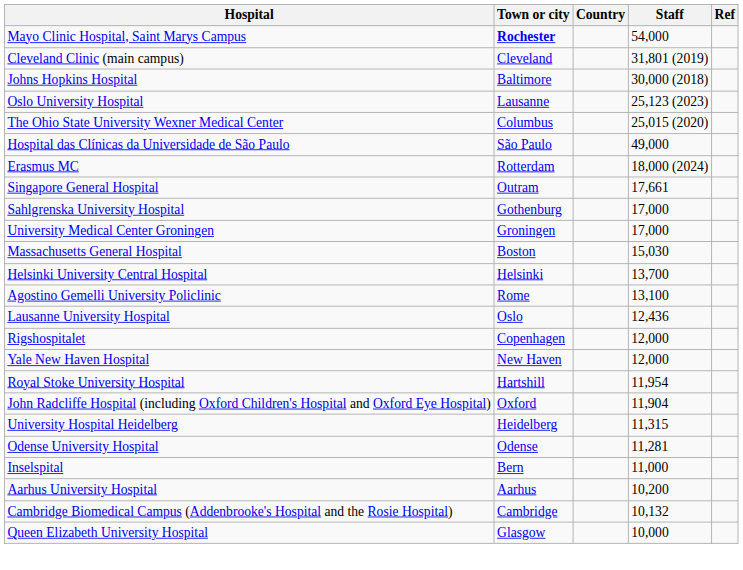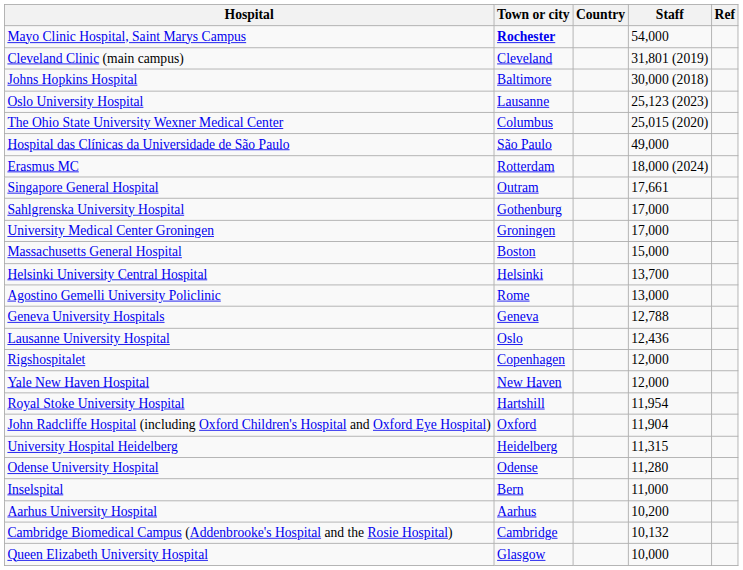(650, 252) 15,030 -> (650, 252) 15,000
(650, 295) 13,100 -> (650, 295) 13,000
+ row: (86, 317)
(650, 446) 11,281 -> (650, 468) 11,280
